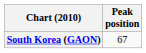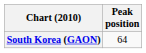(122, 39) 67 -> (122, 39) 64
